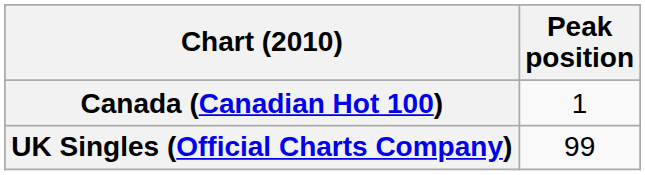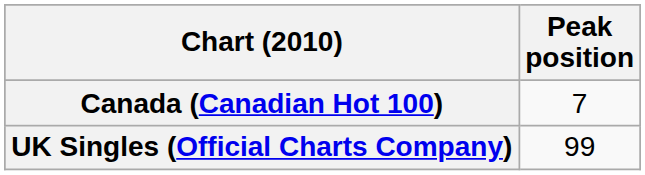(580, 102) 1 -> (580, 102) 7
